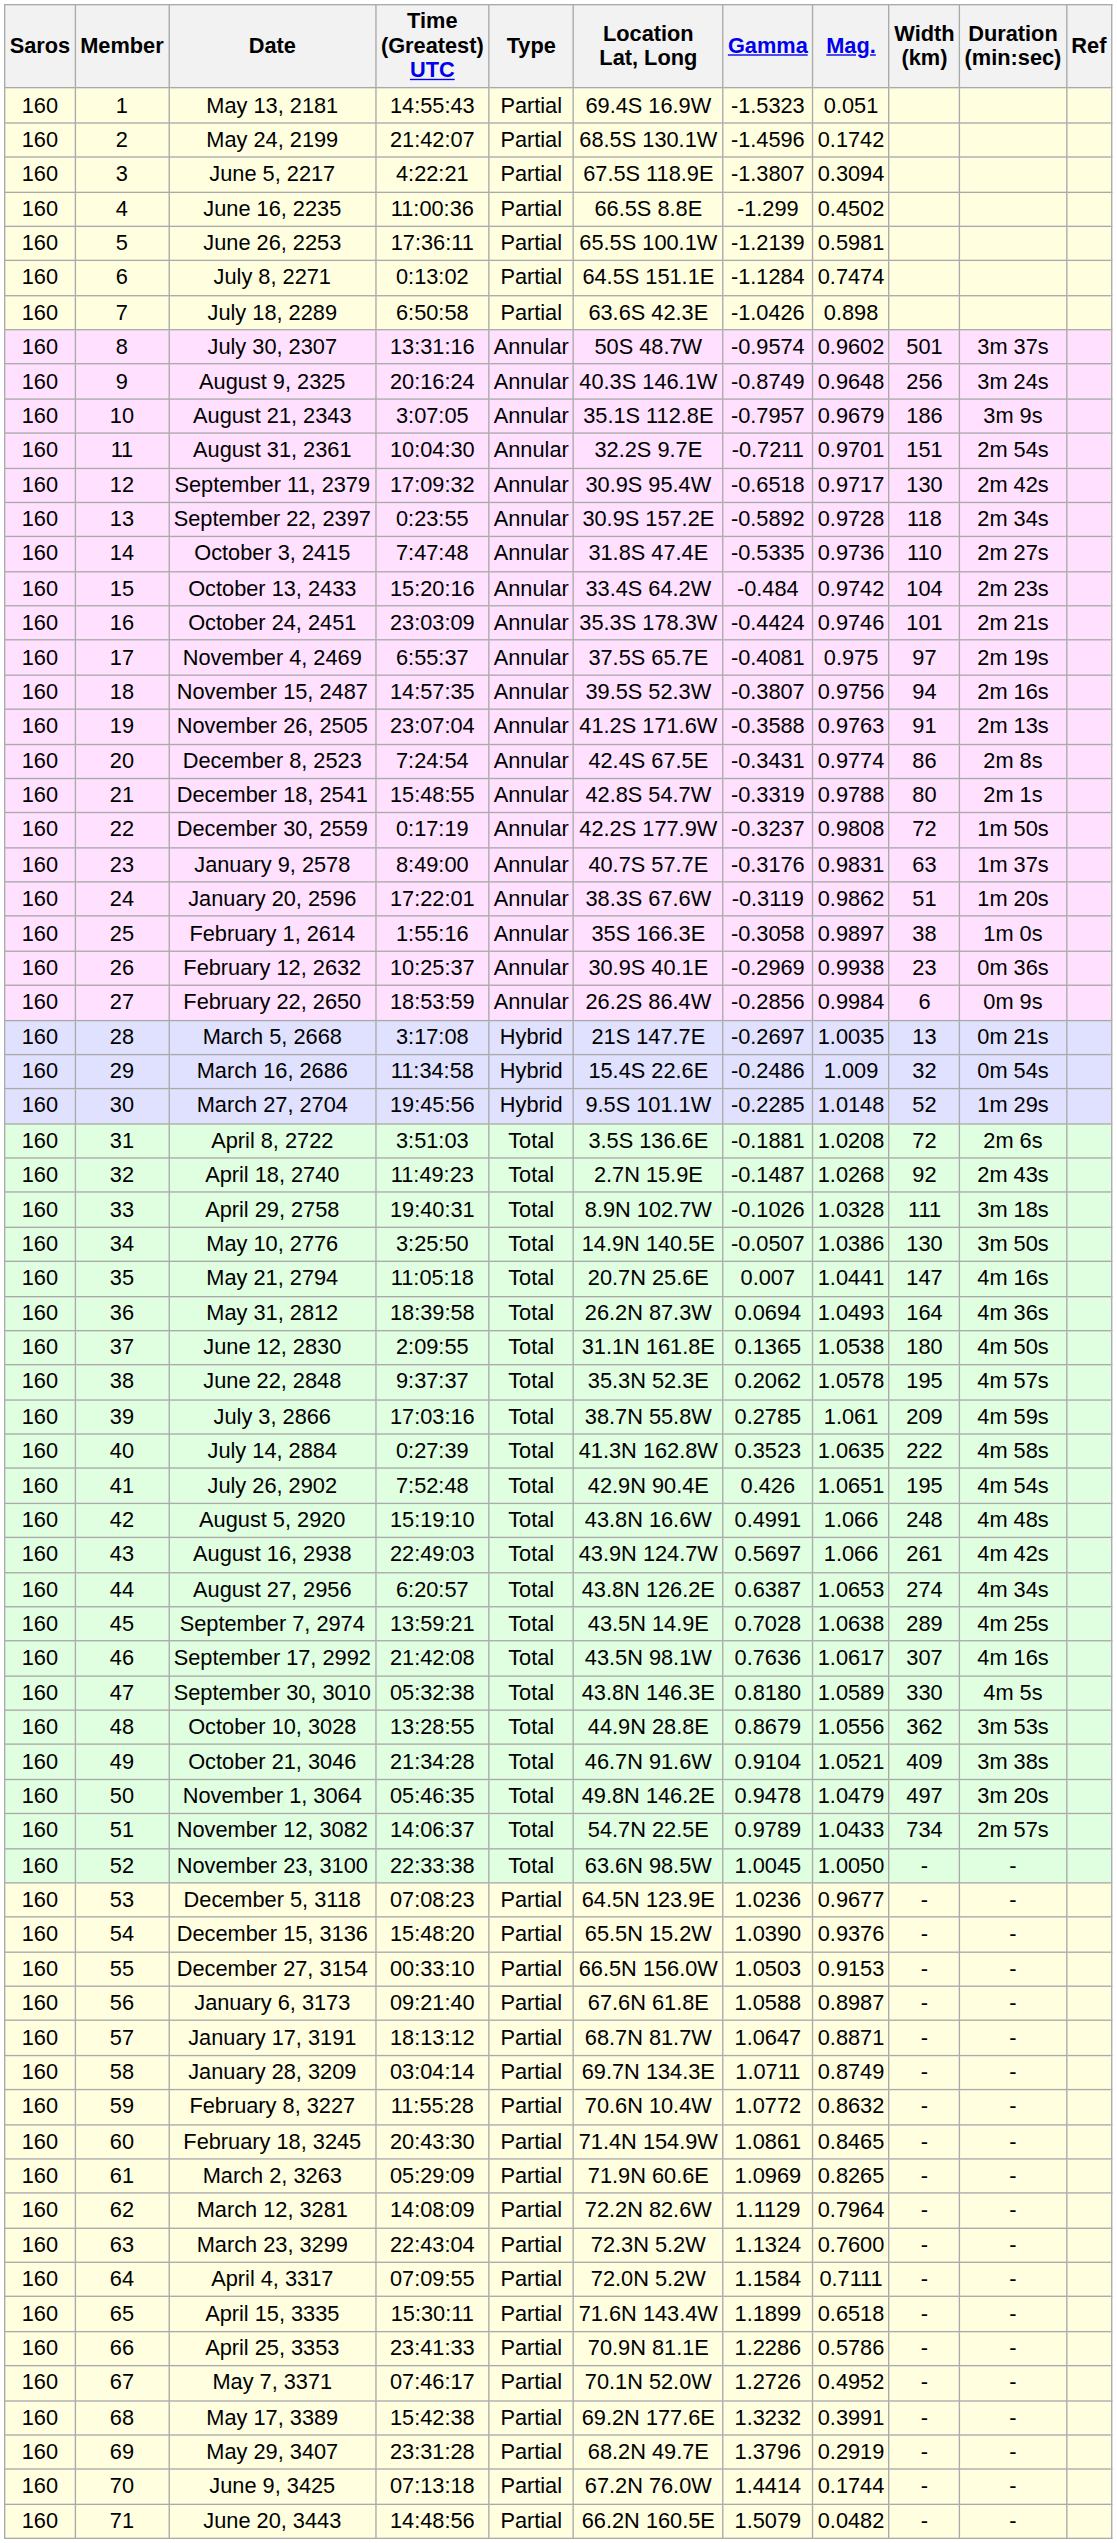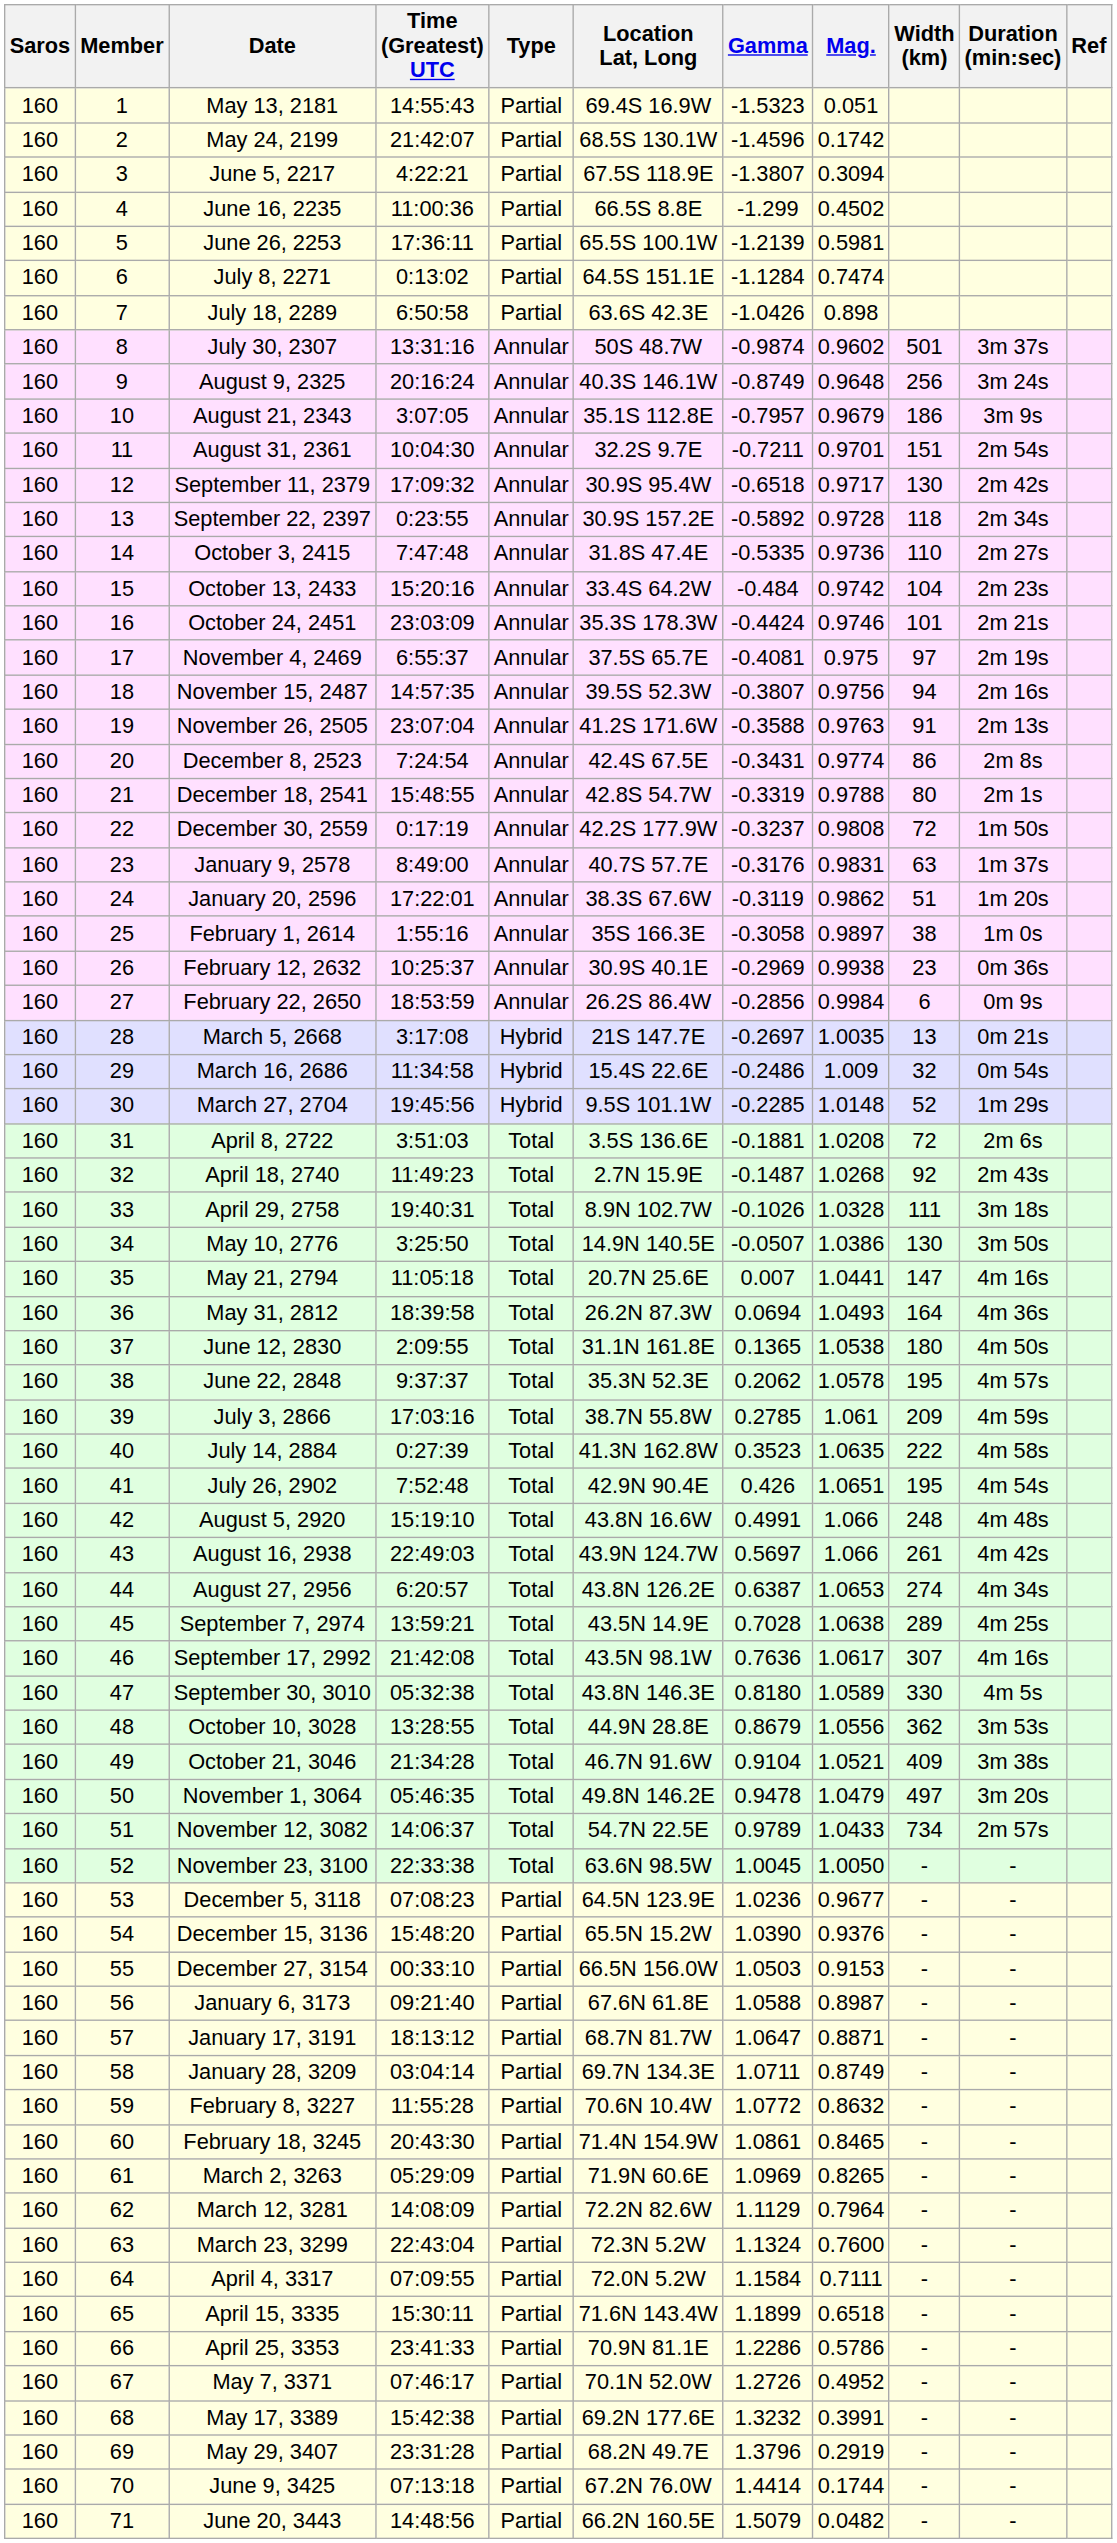(768, 346) -0.9574 -> (768, 346) -0.9874
